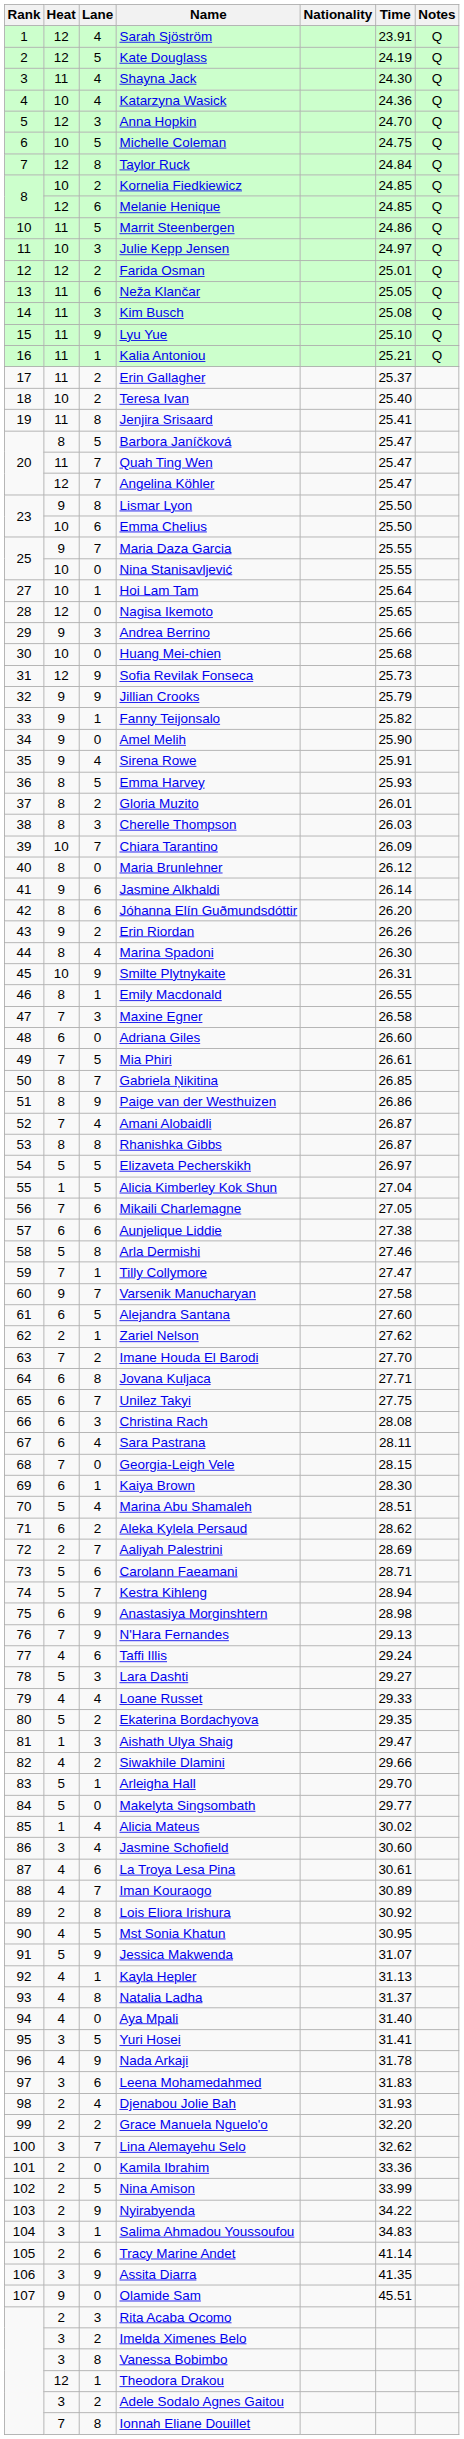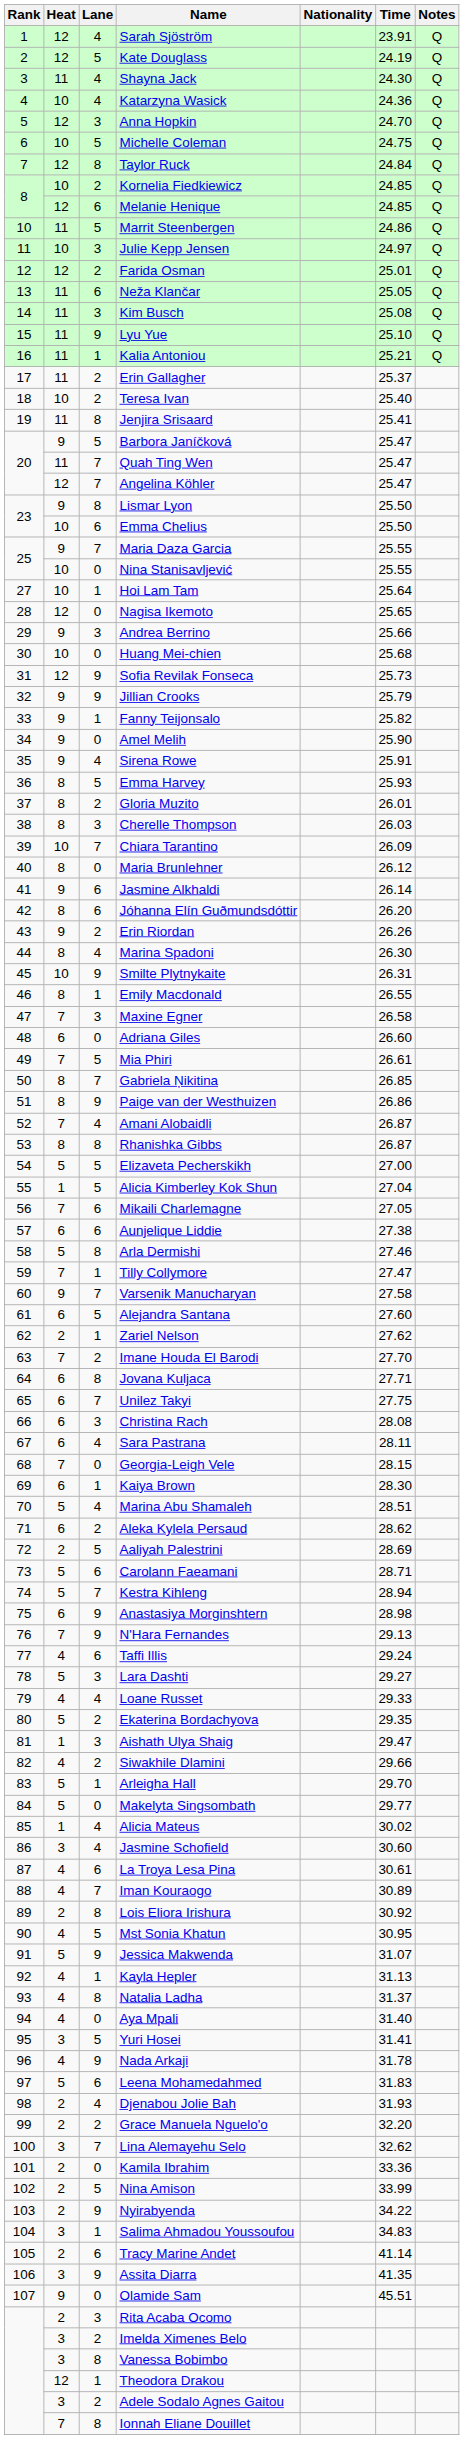(61, 441) 8 -> (61, 441) 9
(395, 1166) 26.97 -> (395, 1166) 27.00
(98, 1549) 7 -> (98, 1549) 5
(61, 2082) 3 -> (61, 2082) 5
